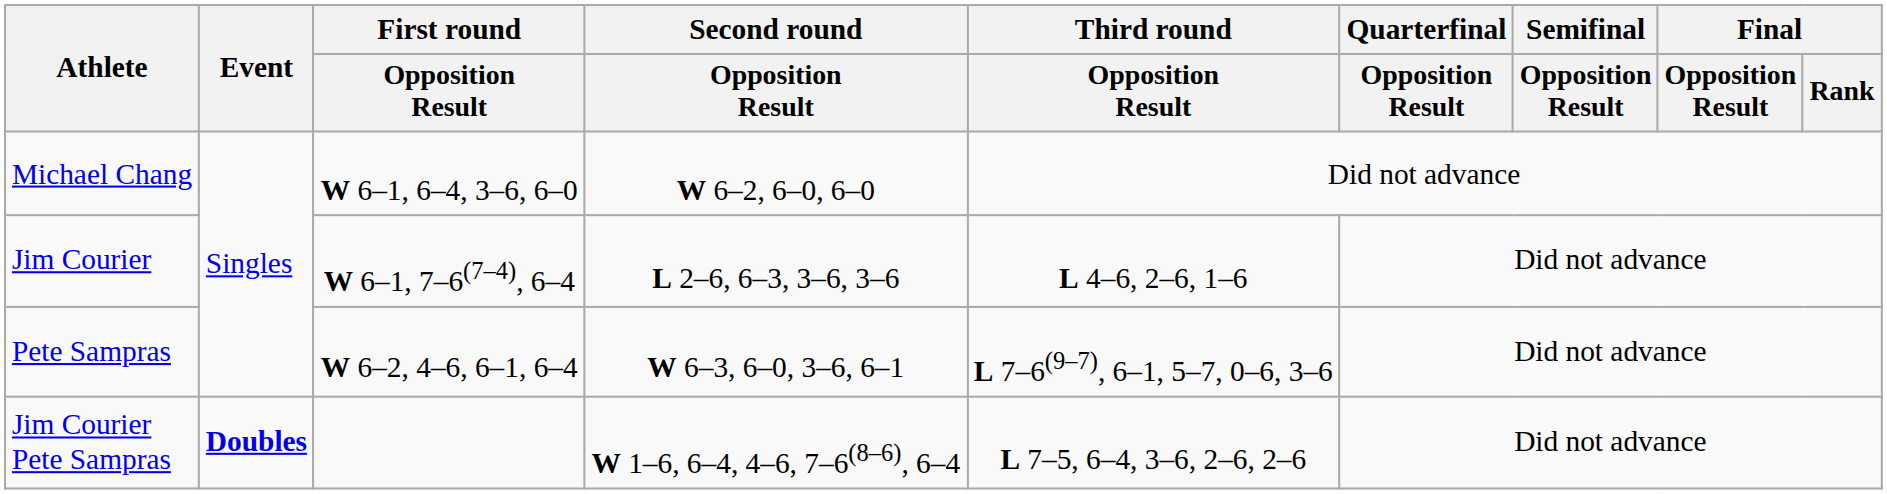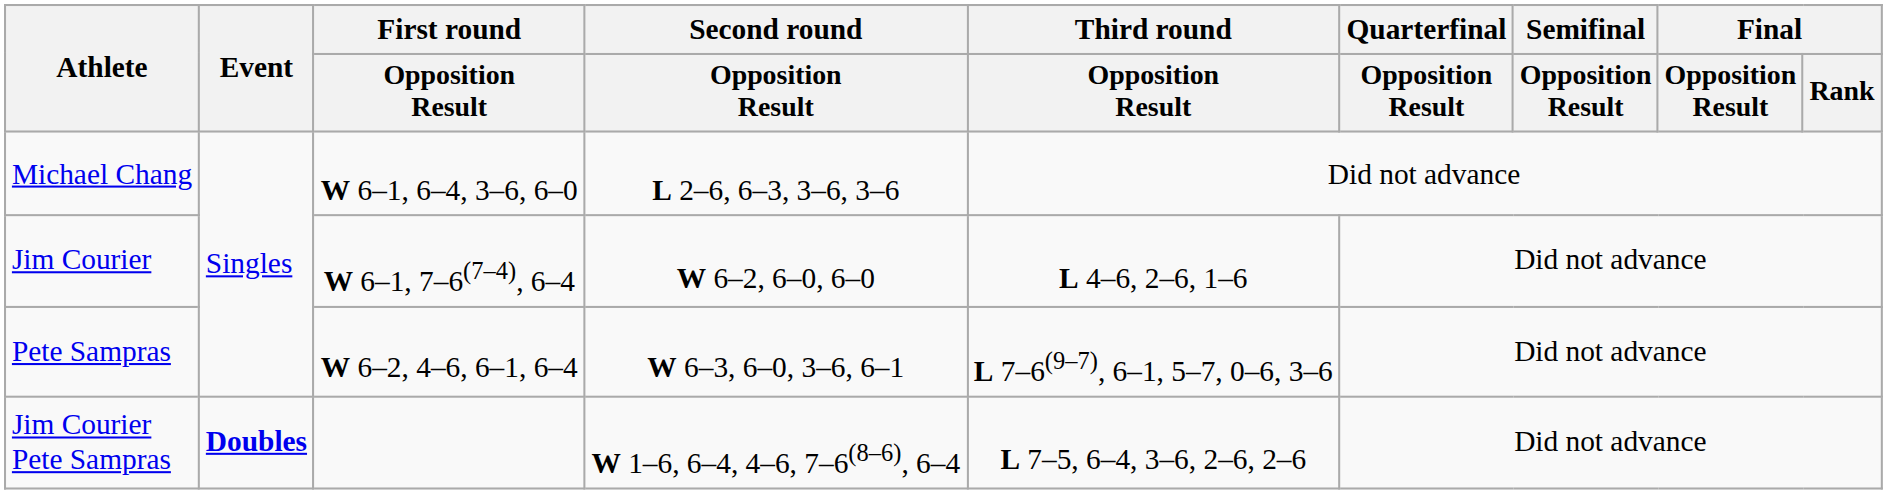(776, 190) W 6–2, 6–0, 6–0 -> (776, 190) L 2–6, 6–3, 3–6, 3–6
(776, 277) L 2–6, 6–3, 3–6, 3–6 -> (776, 277) W 6–2, 6–0, 6–0
